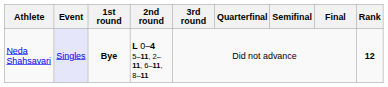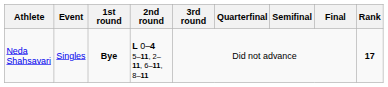(71, 56) lavender background -> (71, 56) no background
(370, 56) 12 -> (370, 56) 17
